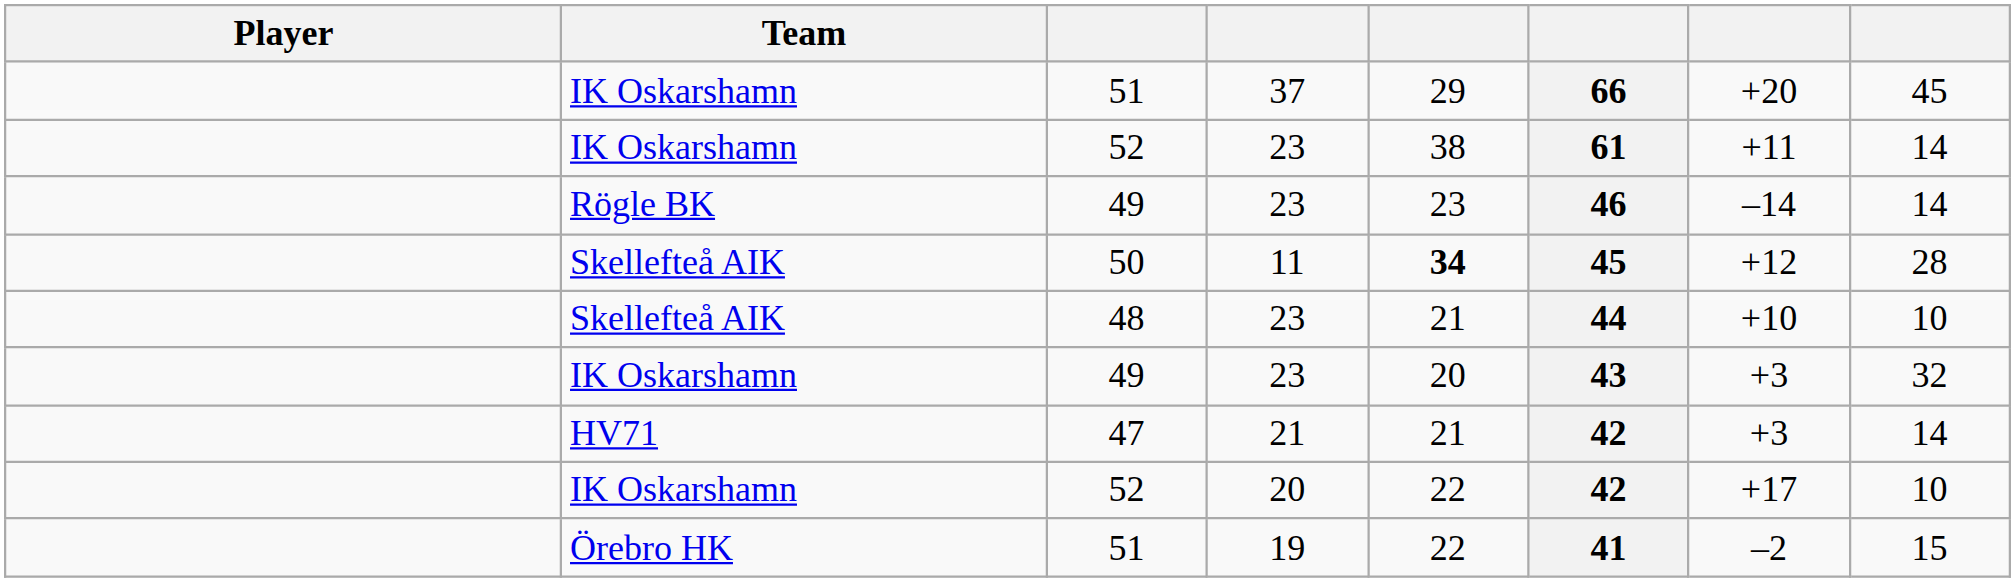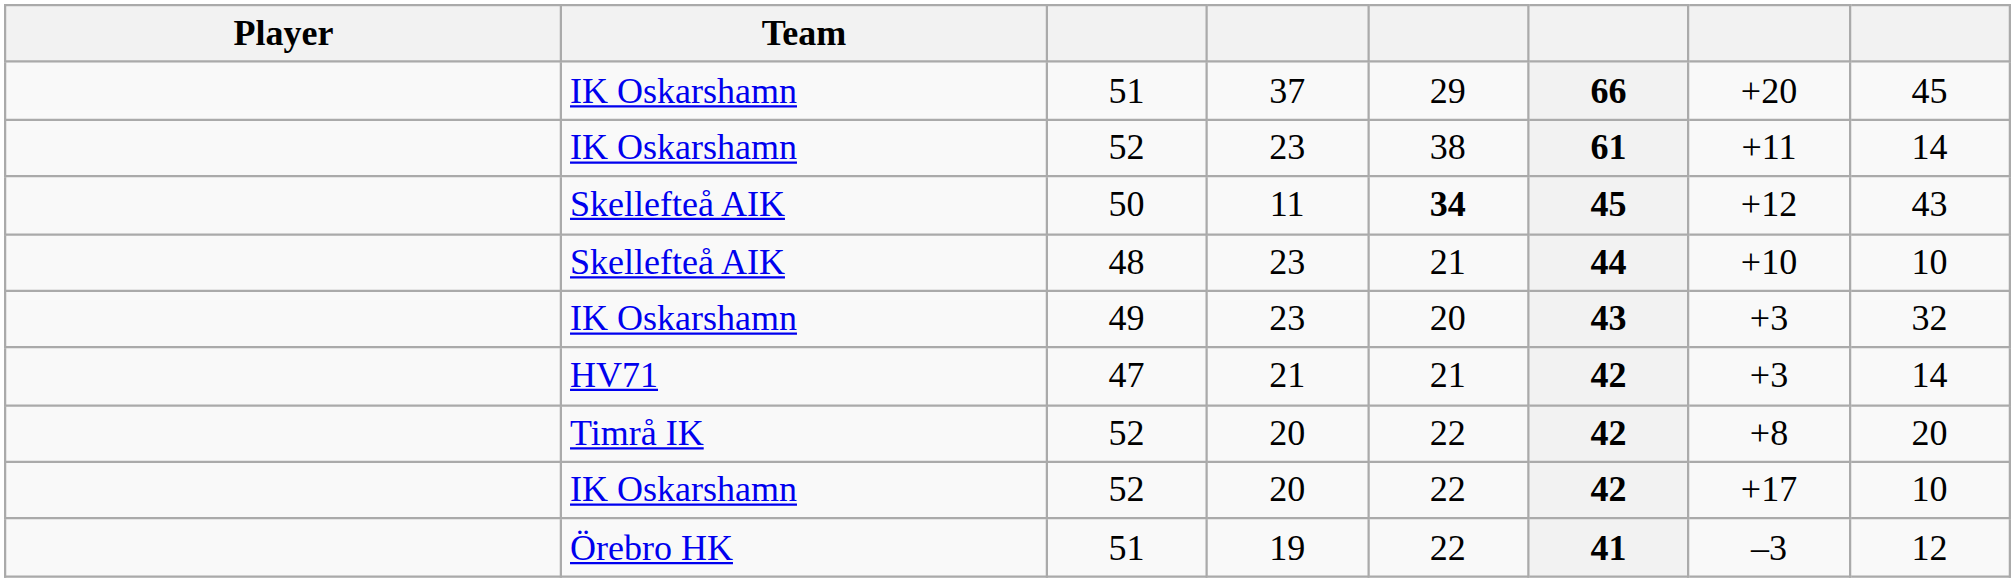- row: (643, 204)
(1930, 261) 28 -> (1930, 204) 43
+ row: (637, 432)
(1769, 546) –2 -> (1769, 546) –3
(1930, 546) 15 -> (1930, 546) 12
